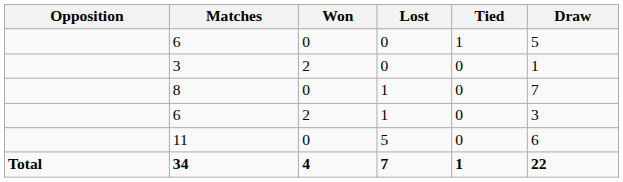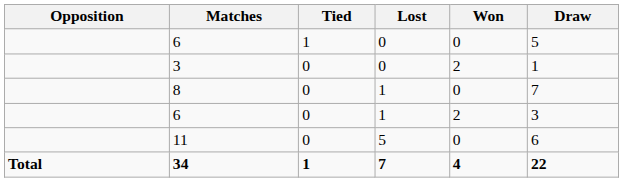columns swapped: (338, 16) <-> (490, 16)
